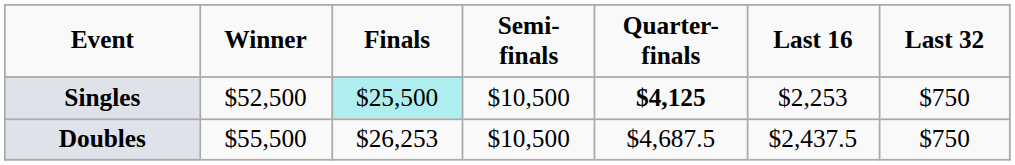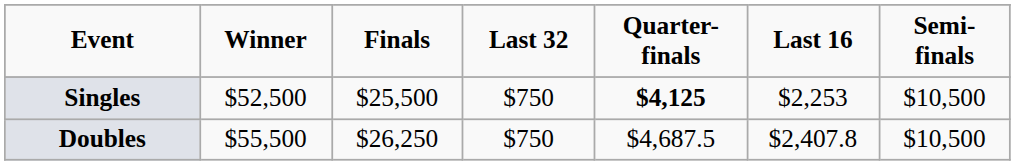columns swapped: (529, 40) <-> (944, 40)
(397, 97) paleturquoise background -> (397, 97) no background
(397, 139) $26,253 -> (397, 139) $26,250
(813, 139) $2,437.5 -> (813, 139) $2,407.8
